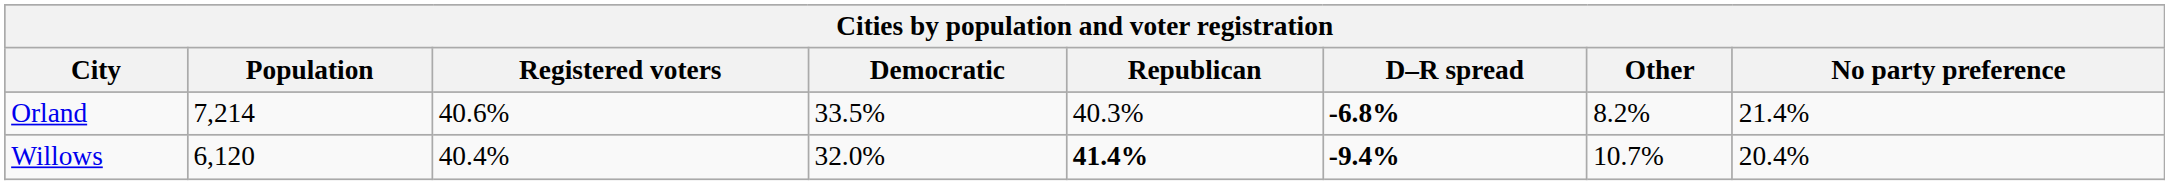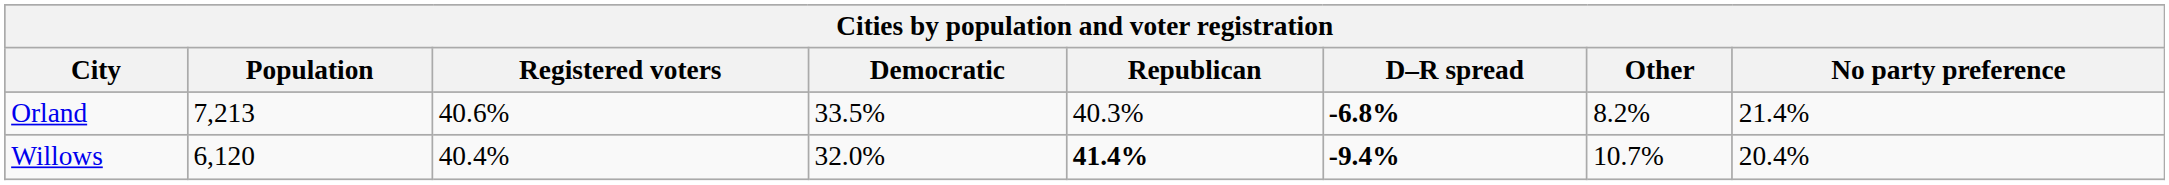(224, 112) 7,214 -> (224, 112) 7,213
